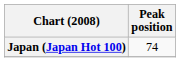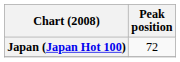(152, 47) 74 -> (152, 47) 72
